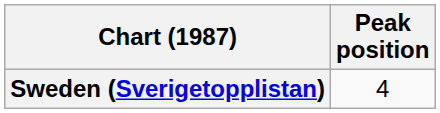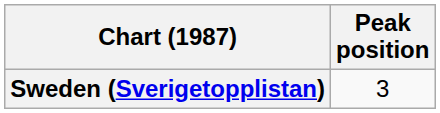(383, 88) 4 -> (383, 88) 3
